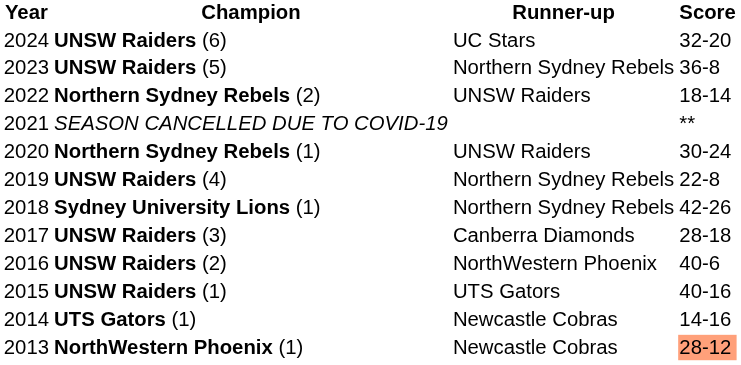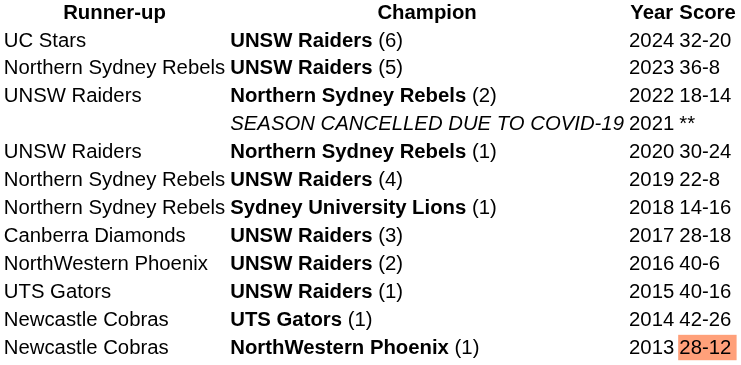columns swapped: (26, 12) <-> (564, 12)
(705, 207) 42-26 -> (705, 207) 14-16
(705, 319) 14-16 -> (705, 319) 42-26
